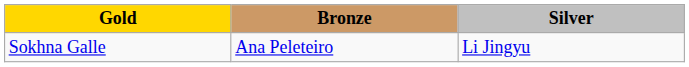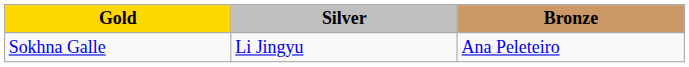columns swapped: (571, 18) <-> (345, 18)
